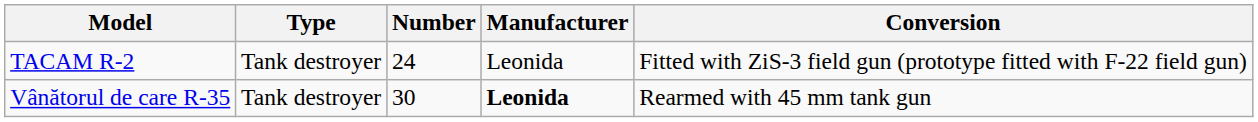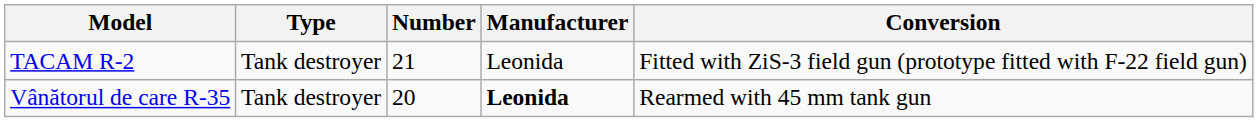(404, 60) 24 -> (404, 60) 21
(404, 97) 30 -> (404, 97) 20
